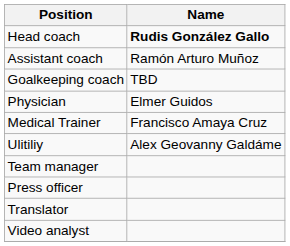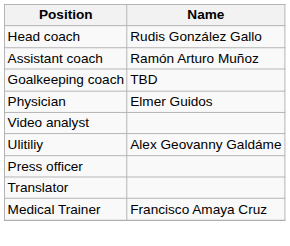(200, 36) bold -> (196, 36) normal
rows swapped: (54, 123) <-> (48, 230)
- row: (53, 166)
